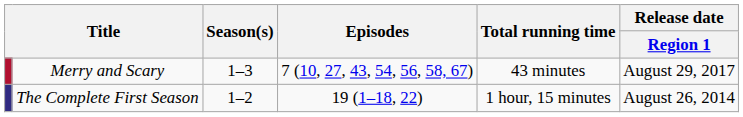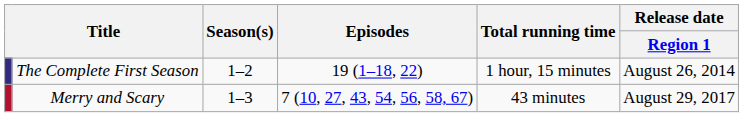rows swapped: (107, 97) <-> (107, 71)
